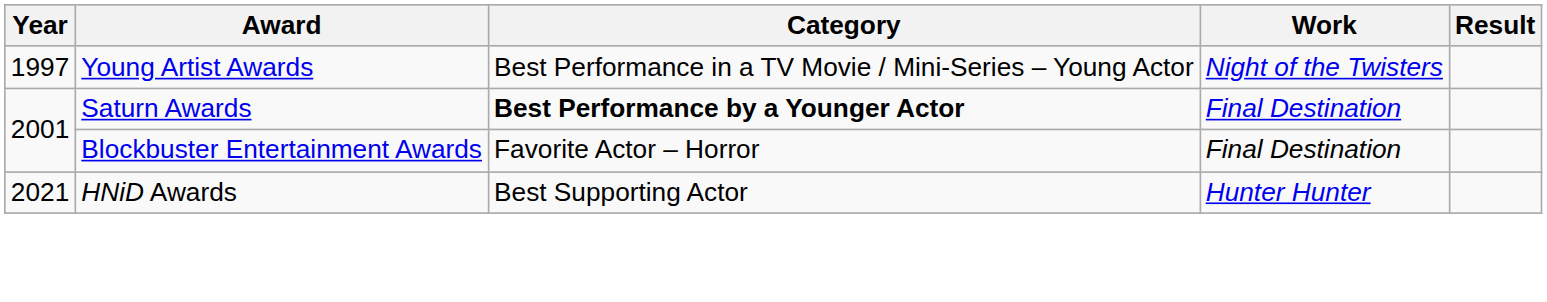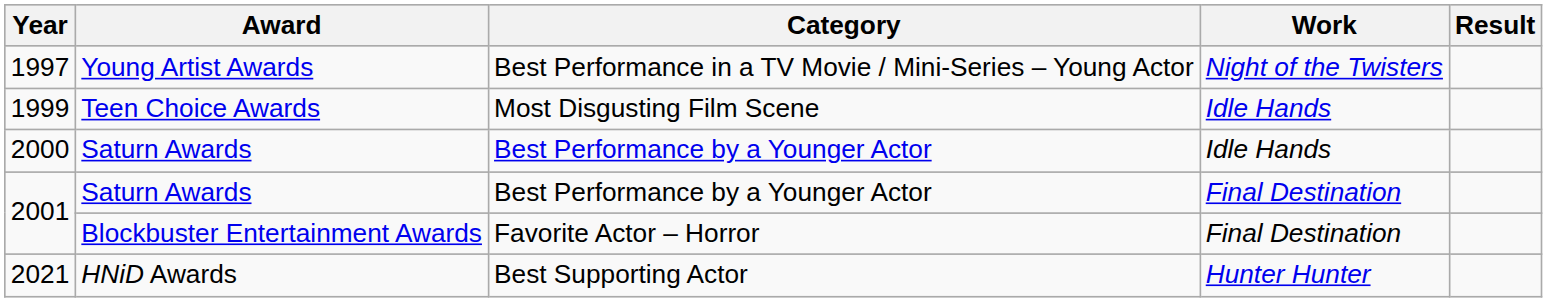+ row: (40, 108)
+ row: (40, 150)
(729, 108) bold -> (713, 191) normal
